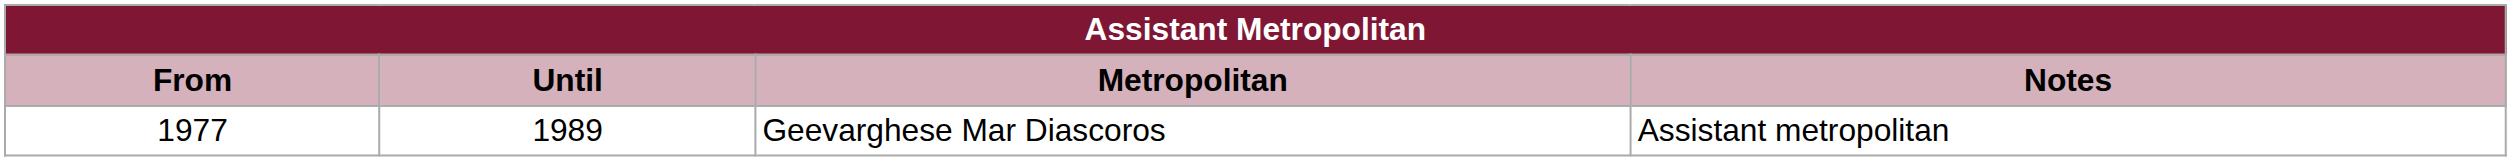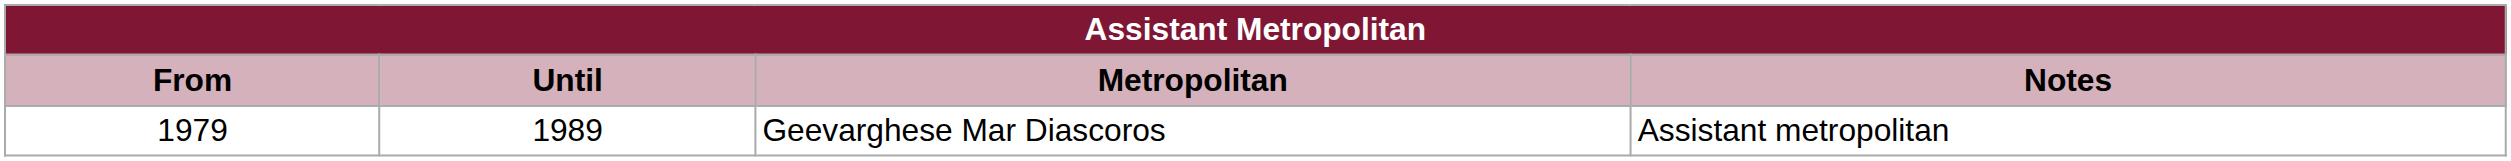(193, 130) 1977 -> (193, 130) 1979
